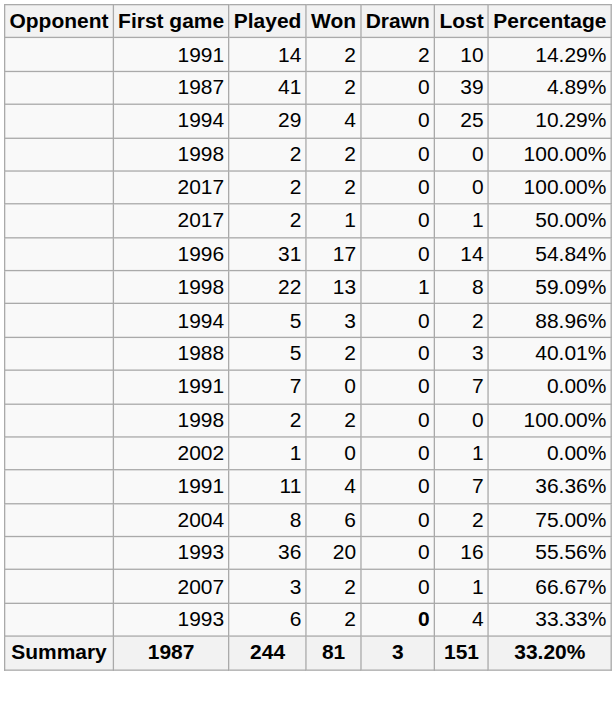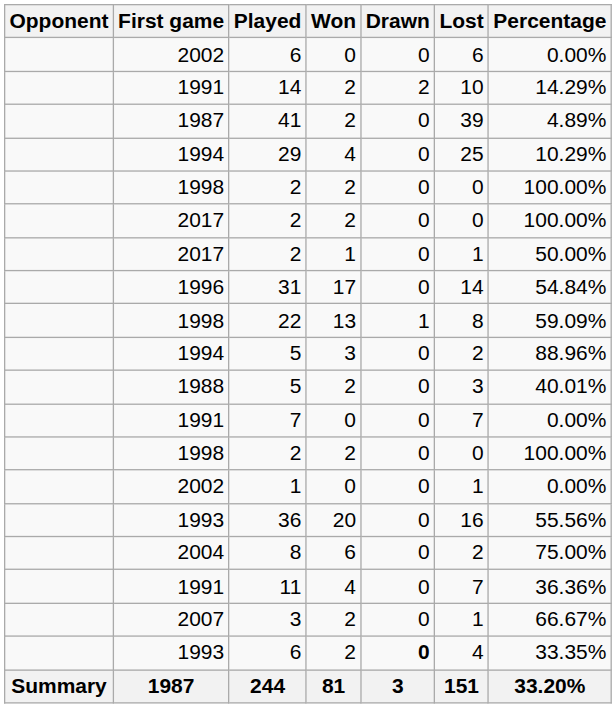+ row: (201, 54)
rows swapped: (201, 552) <-> (201, 486)
(571, 619) 33.33% -> (571, 652) 33.35%
